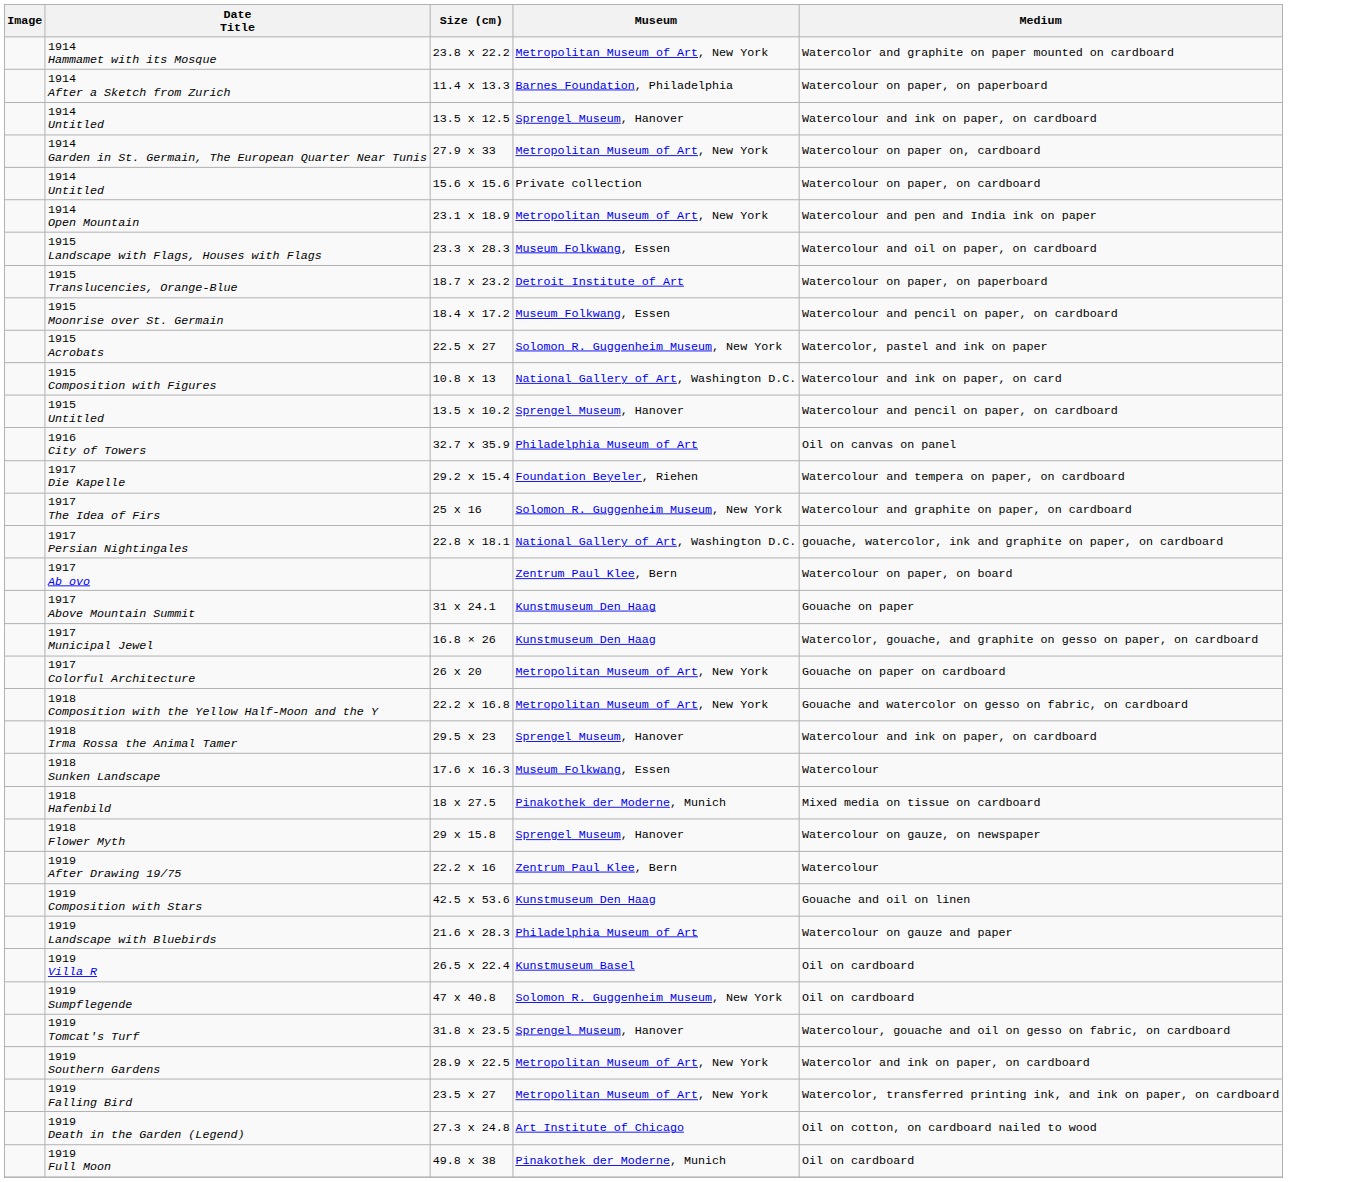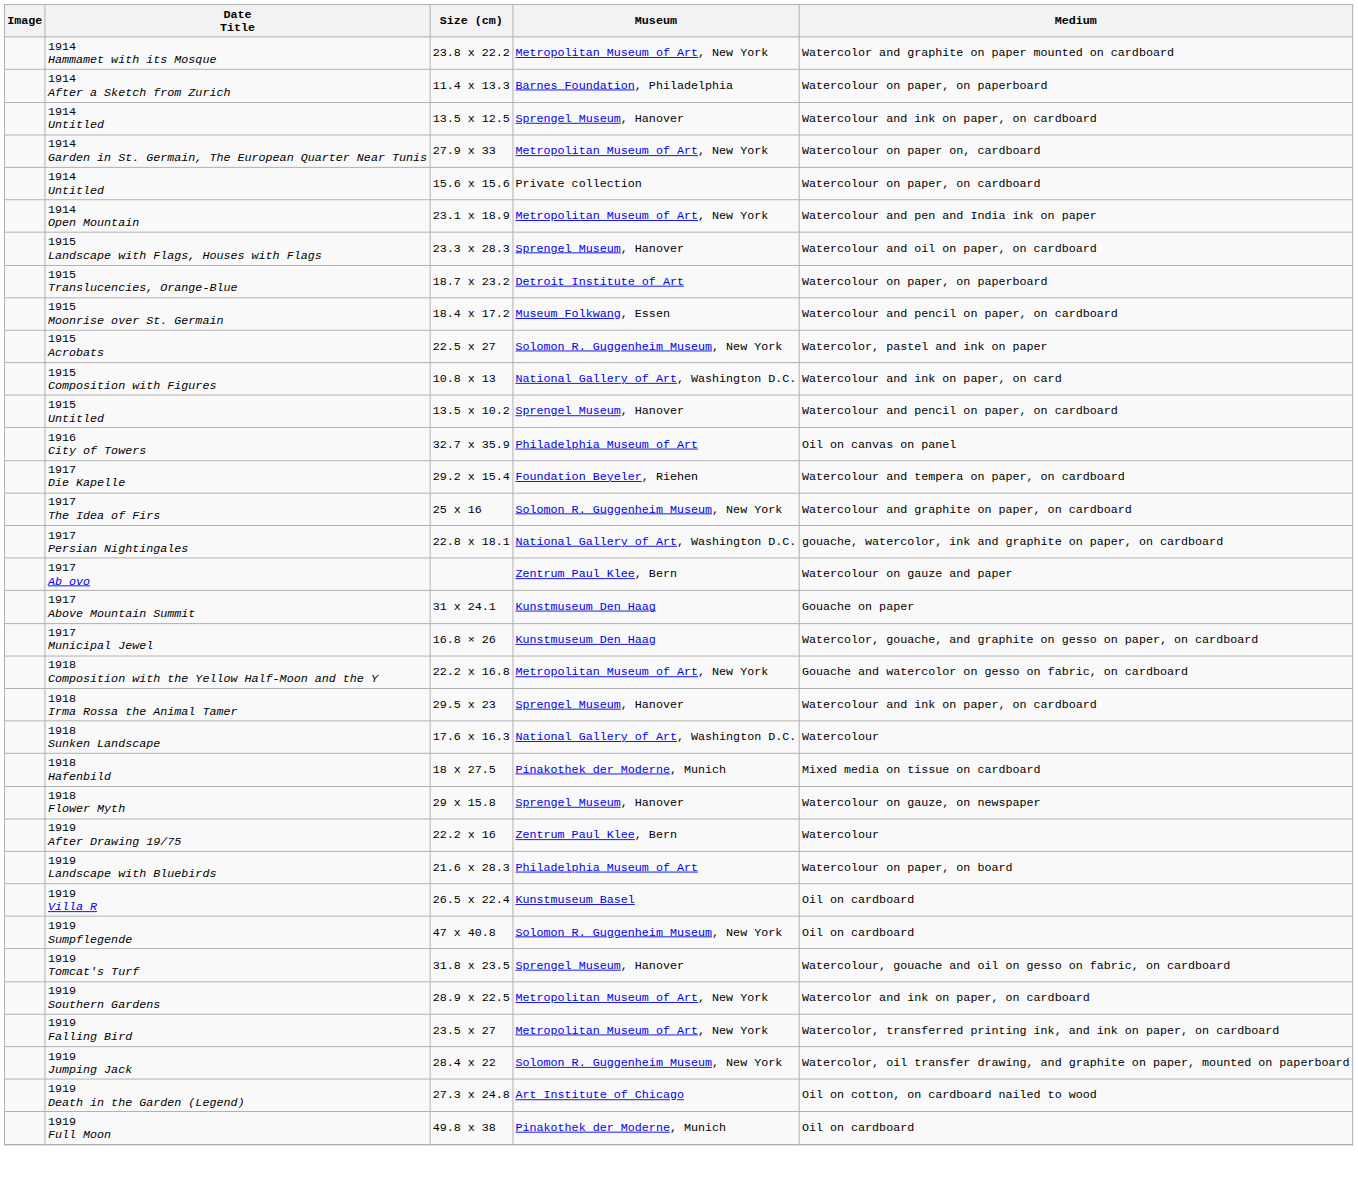(593, 249) Museum Folkwang, Essen -> (600, 249) Sprengel Museum, Hanover
(907, 574) Watercolour on paper, on board -> (907, 574) Watercolour on gauze and paper
- row: (122, 672)
(593, 770) Museum Folkwang, Essen -> (656, 737) National Gallery of Art, Washington D.C.
- row: (125, 900)
(907, 933) Watercolour on gauze and paper -> (907, 868) Watercolour on paper, on board
+ row: (90, 1063)
